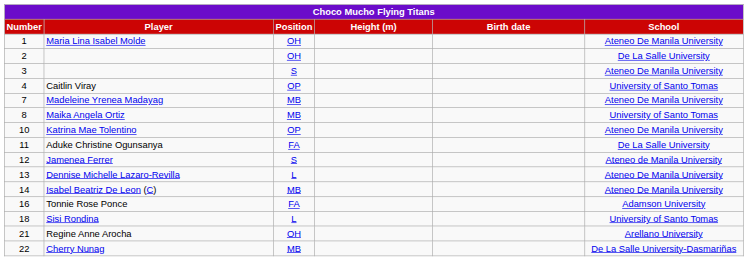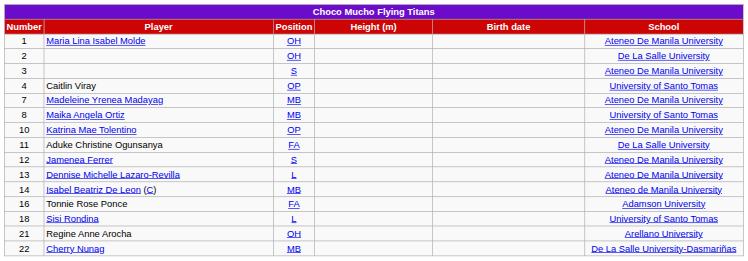(664, 160) Ateneo de Manila University -> (664, 160) Ateneo De Manila University
(664, 190) Ateneo De Manila University -> (664, 190) Ateneo de Manila University
